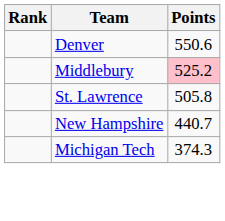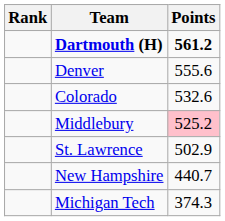+ row: (109, 44)
(193, 44) 550.6 -> (193, 70) 555.6
+ row: (86, 96)
(193, 96) 505.8 -> (193, 149) 502.9
